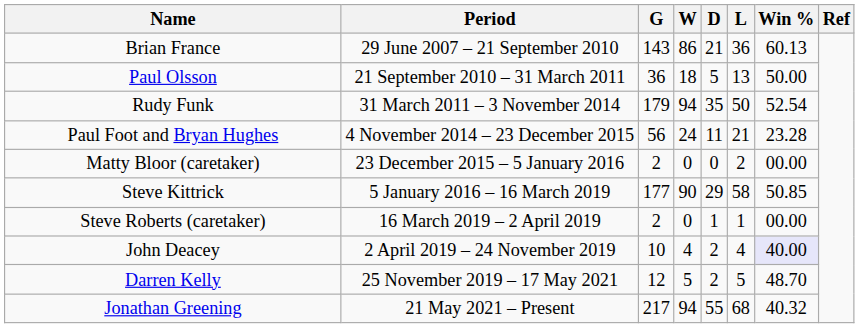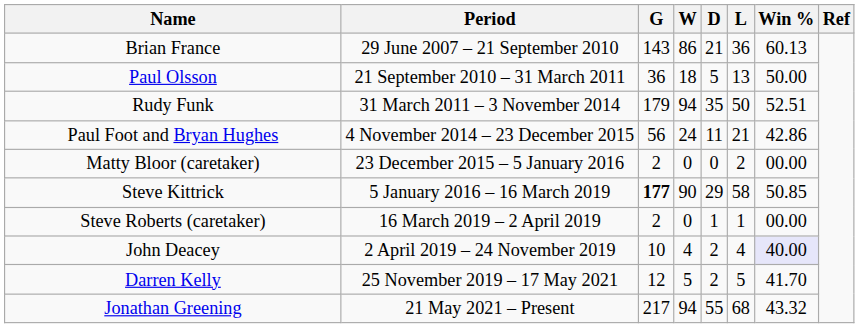(786, 105) 52.54 -> (786, 105) 52.51
(786, 134) 23.28 -> (786, 134) 42.86
(656, 192) normal -> (656, 192) bold
(786, 279) 48.70 -> (786, 279) 41.70
(786, 308) 40.32 -> (786, 308) 43.32
